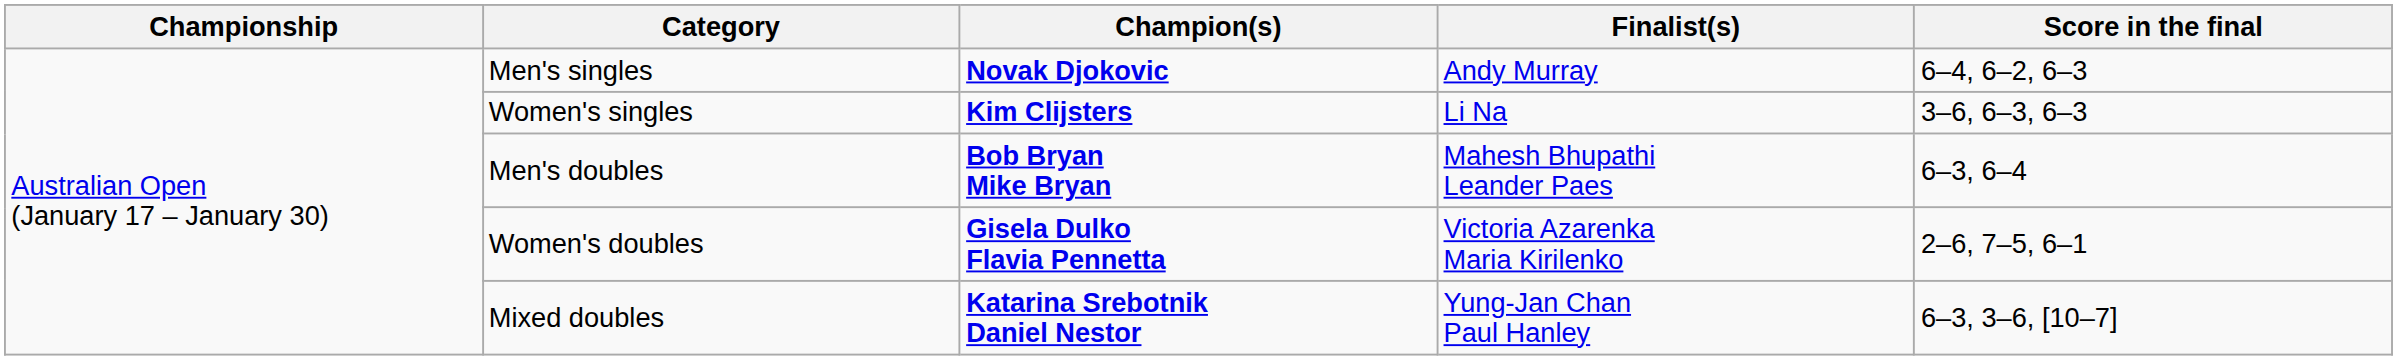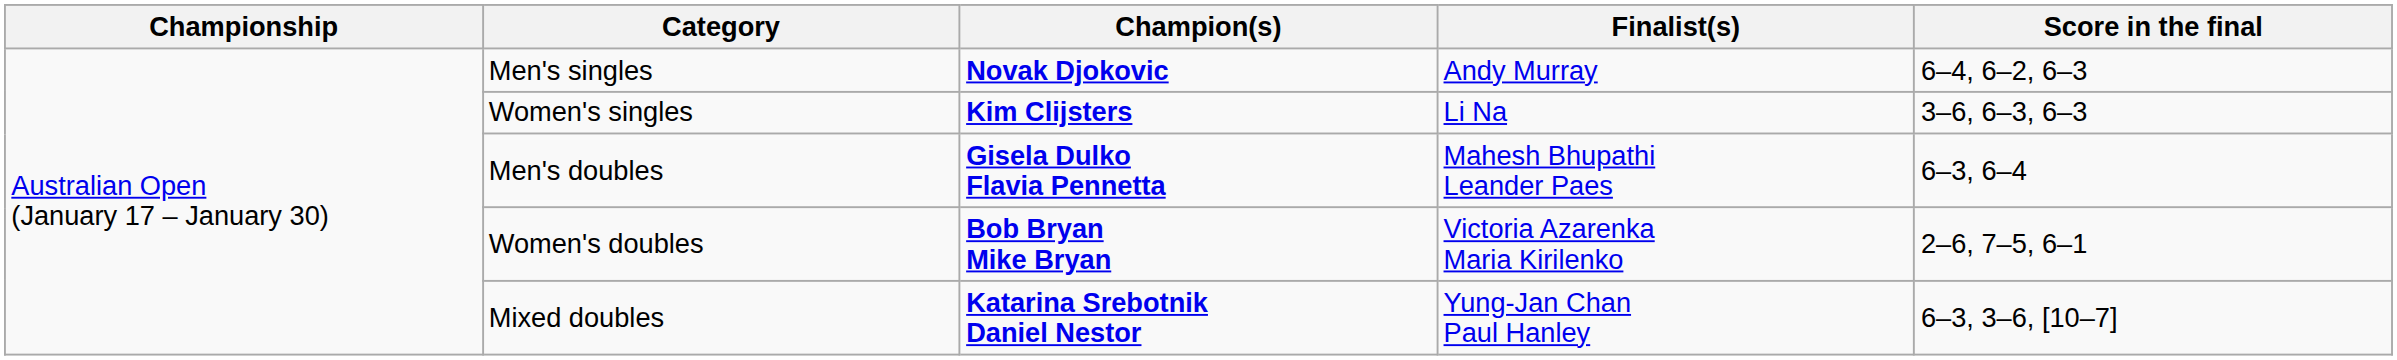(1039, 171) Bob Bryan Mike Bryan -> (1066, 171) Gisela Dulko Flavia Pennetta
(1066, 244) Gisela Dulko Flavia Pennetta -> (1039, 244) Bob Bryan Mike Bryan
